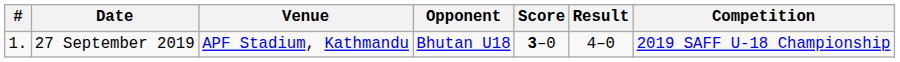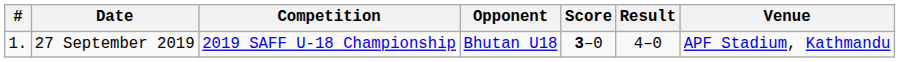columns swapped: (306, 18) <-> (764, 18)
